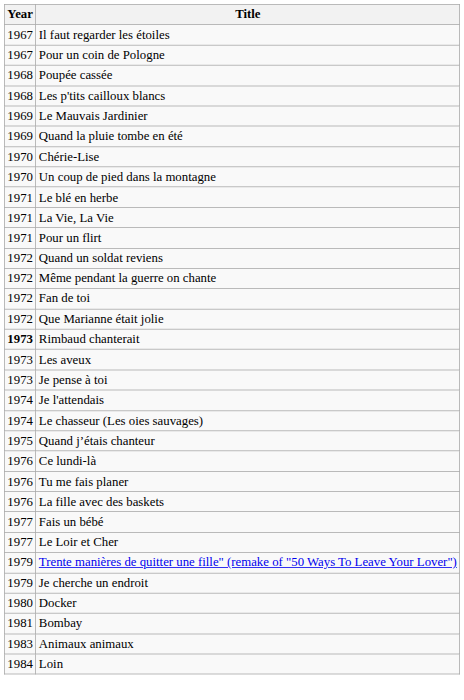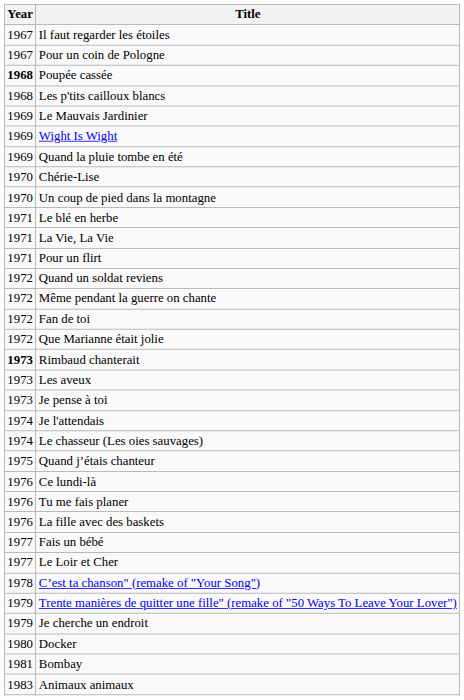(20, 75) normal -> (20, 75) bold
+ row: (78, 136)
+ row: (149, 583)
- row: (51, 664)
